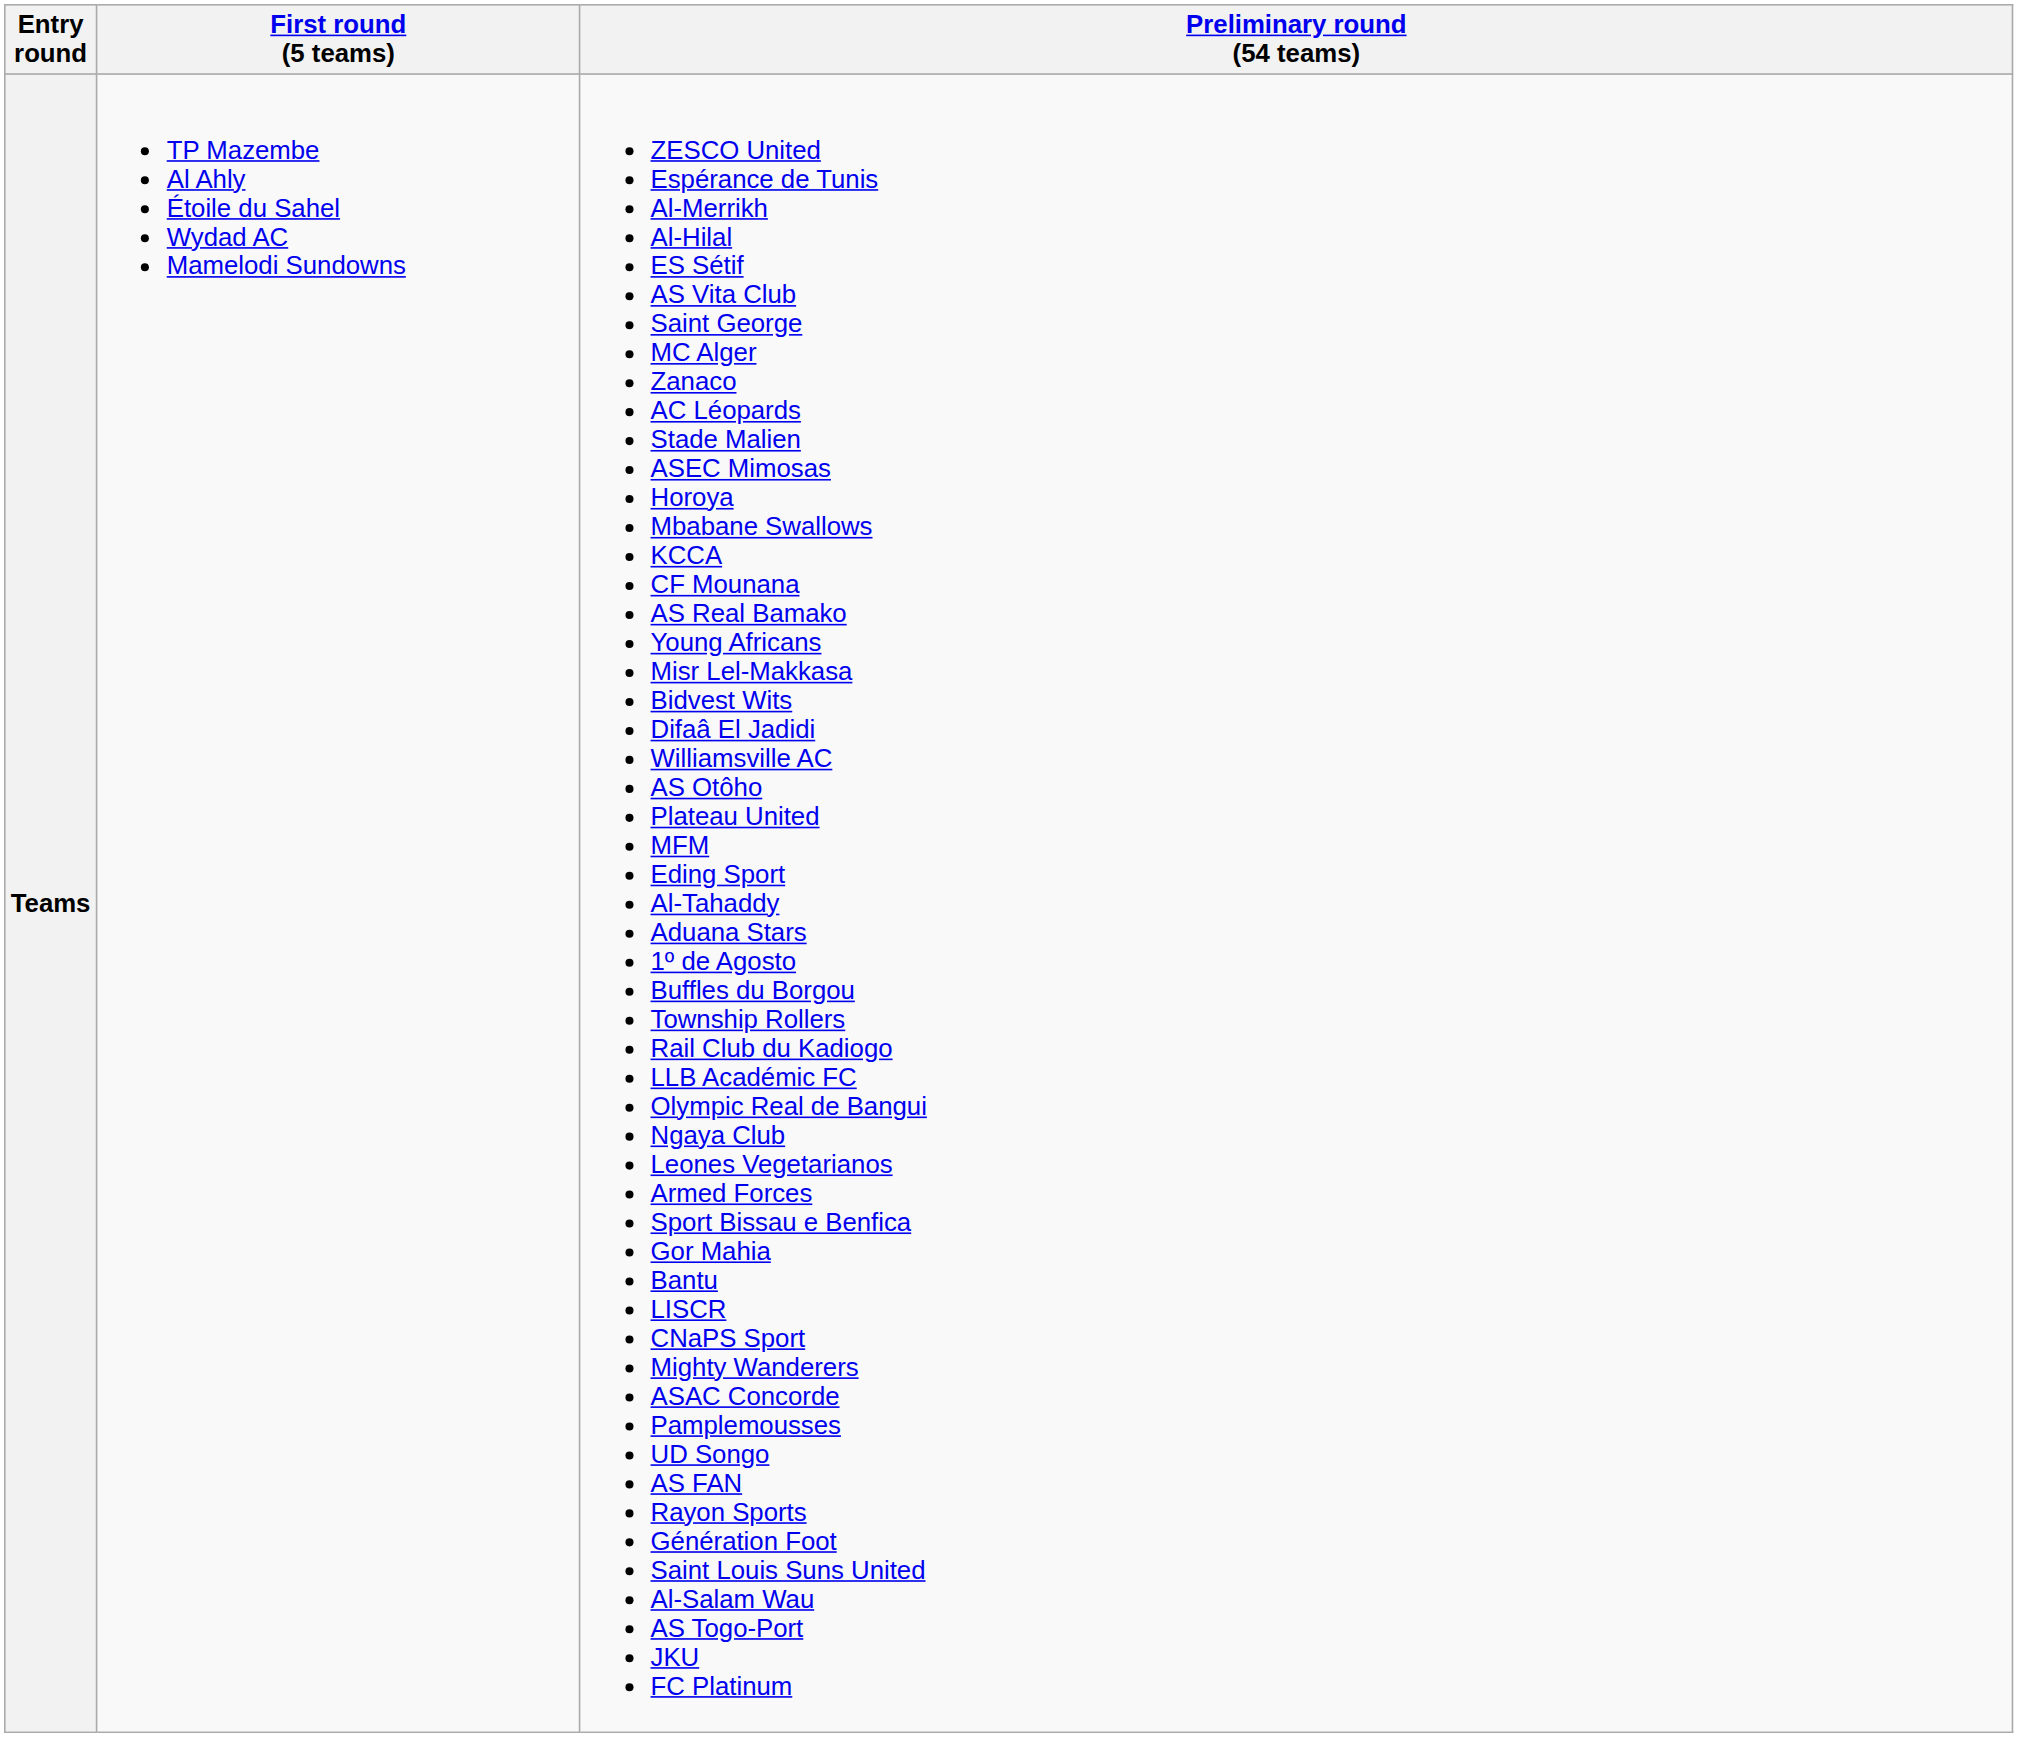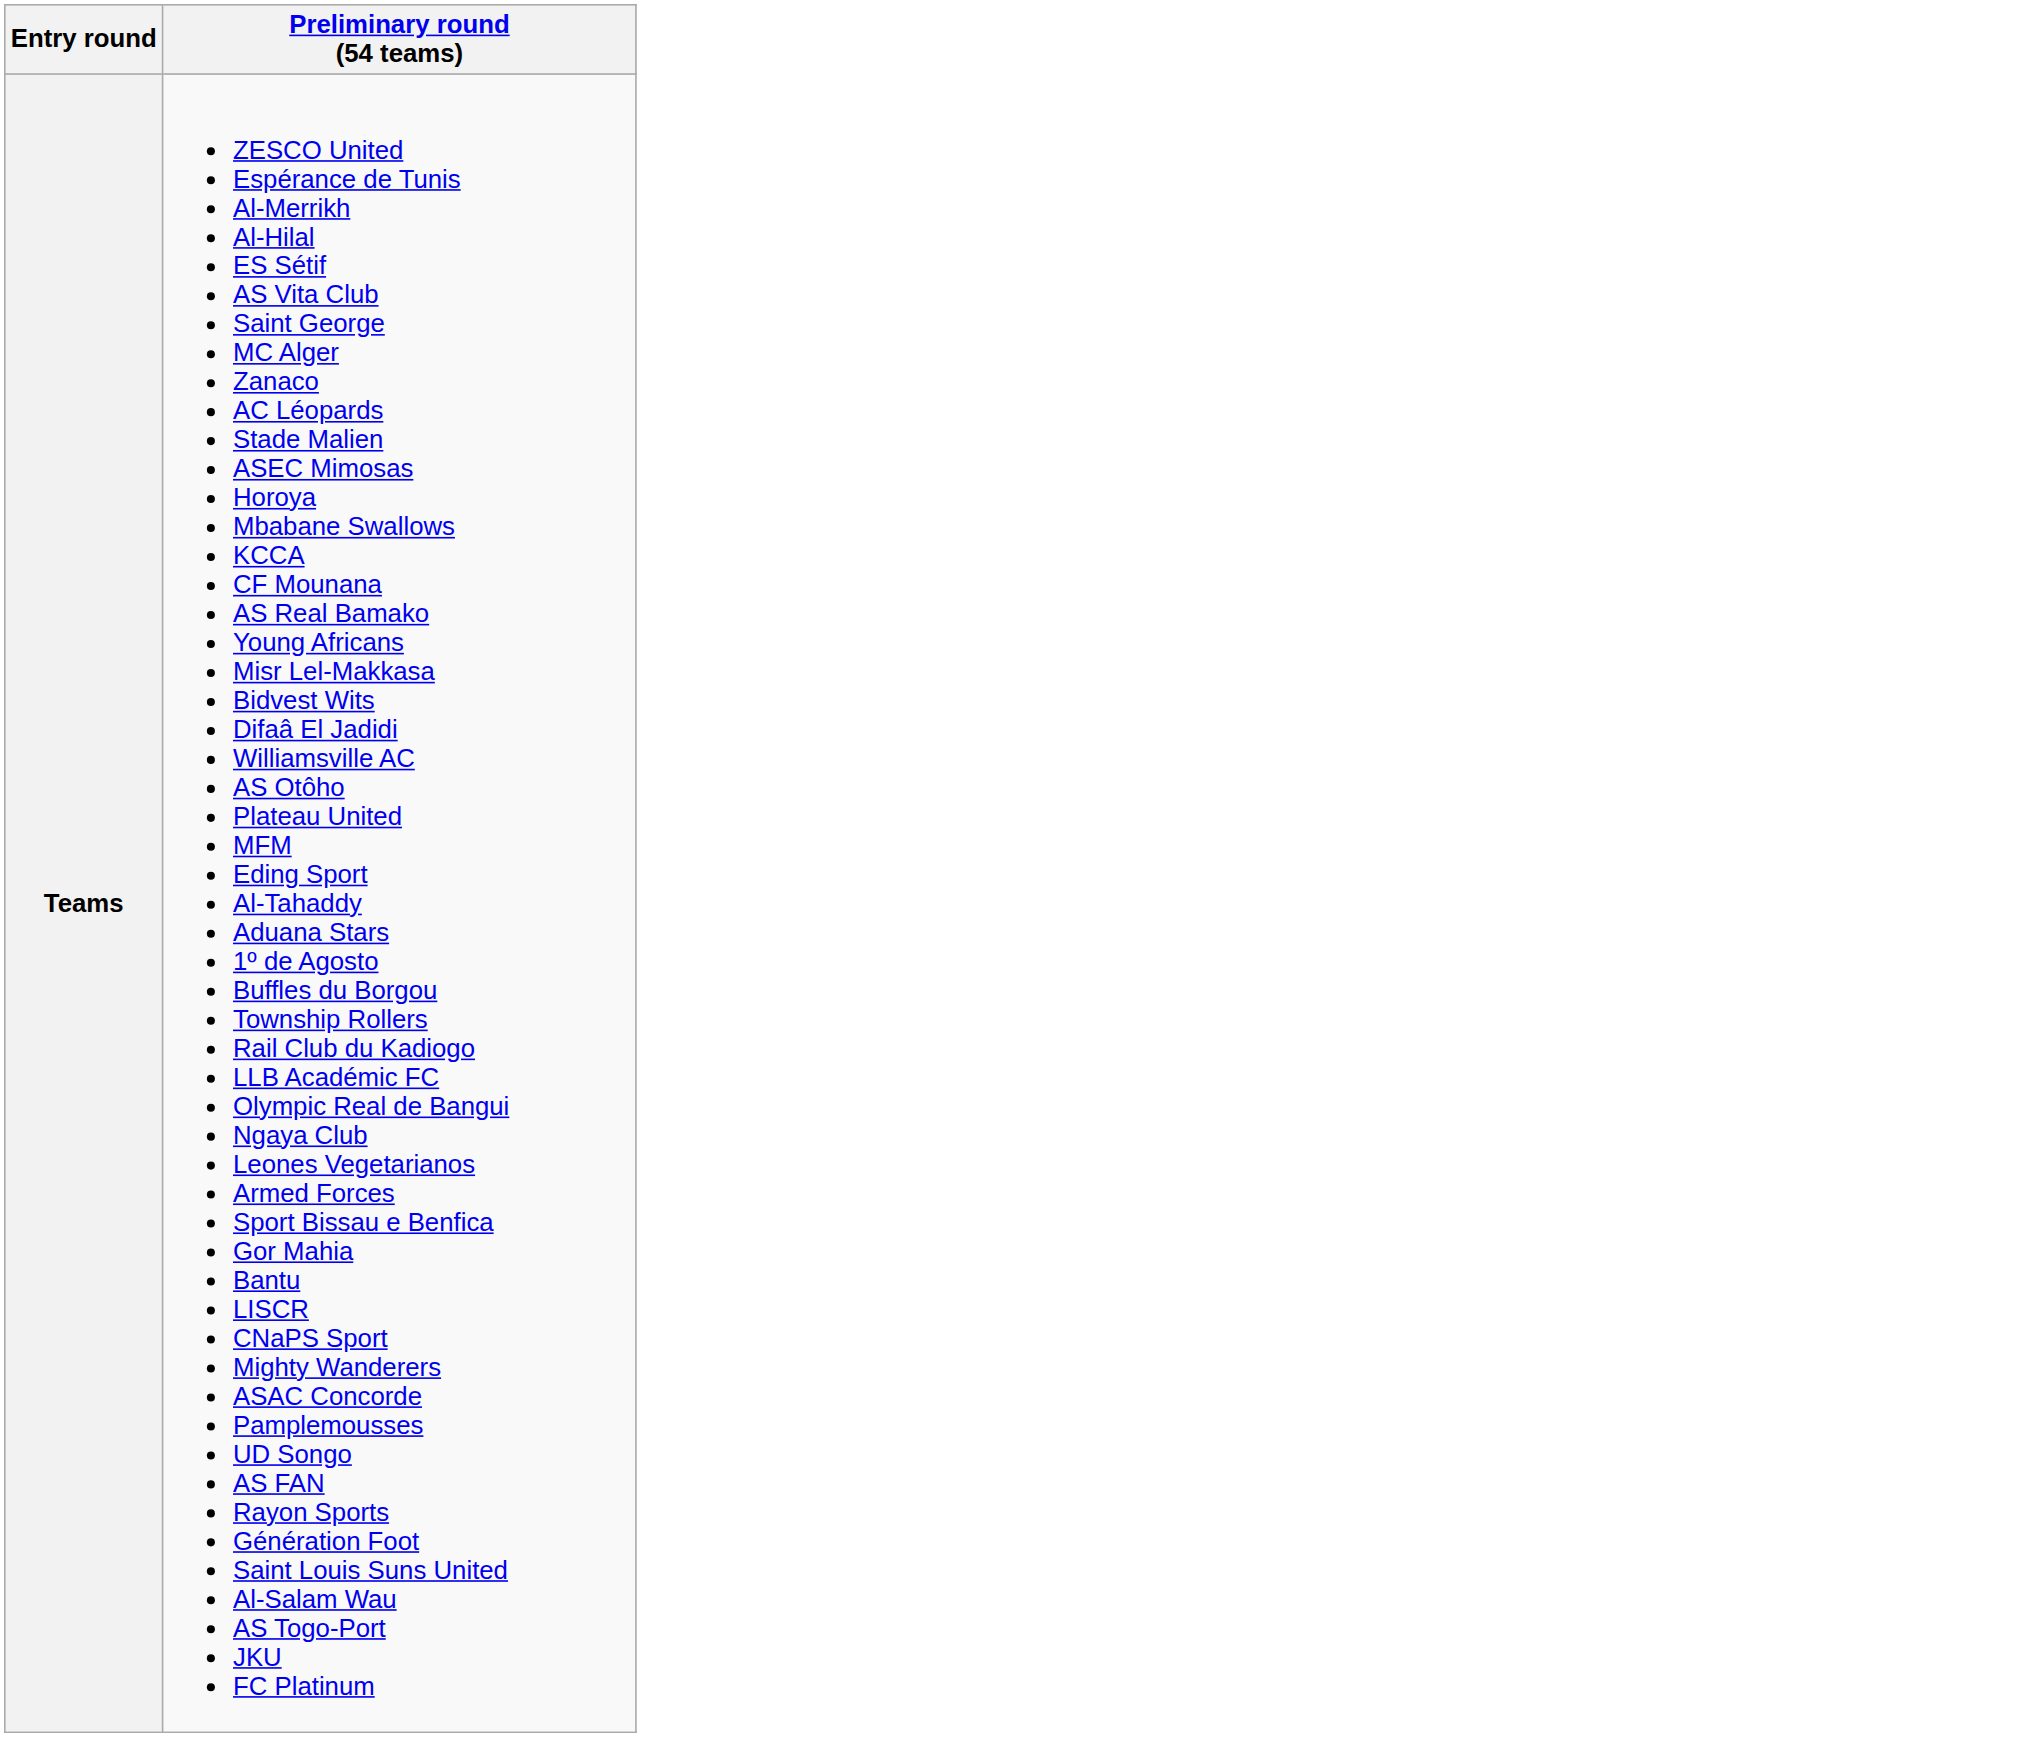- column: (338, 39)
